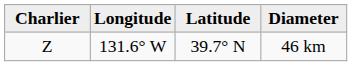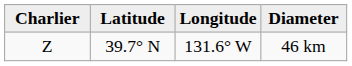columns swapped: (218, 18) <-> (133, 18)
